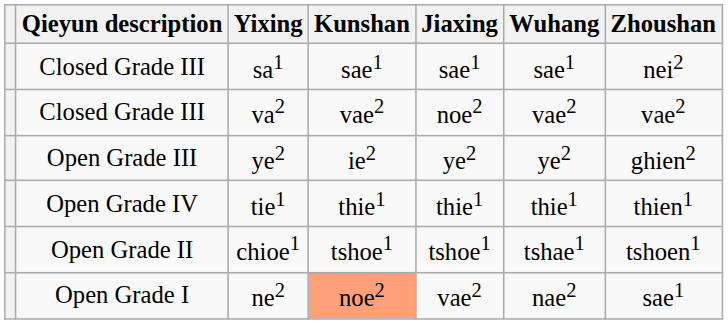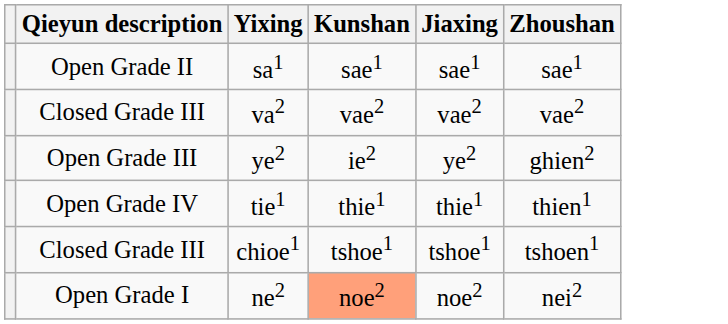- column: (554, 24)
(122, 66) Closed Grade III -> (122, 66) Open Grade II
(663, 66) nei2 -> (562, 66) sae1
(460, 112) noe2 -> (460, 112) vae2
(122, 249) Open Grade II -> (122, 249) Closed Grade III
(460, 295) vae2 -> (460, 295) noe2
(663, 295) sae1 -> (562, 295) nei2
